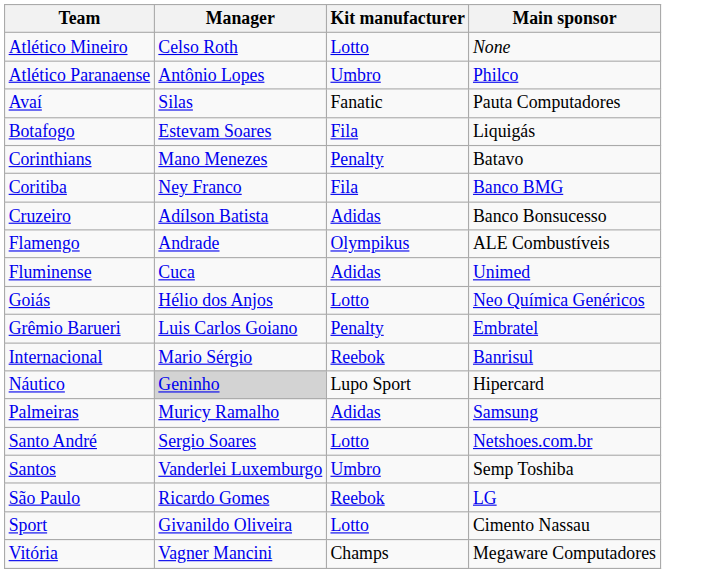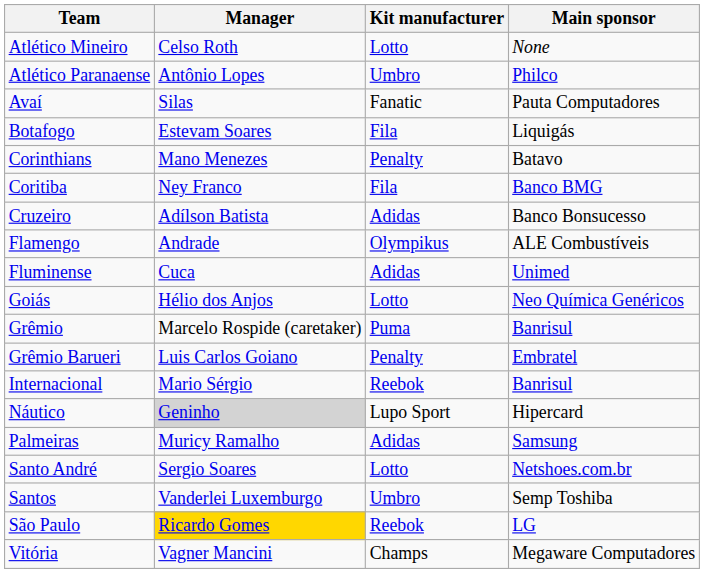+ row: (36, 328)
(214, 497) no background -> (214, 525) gold background
- row: (28, 525)
